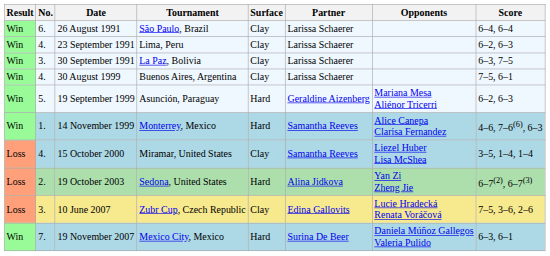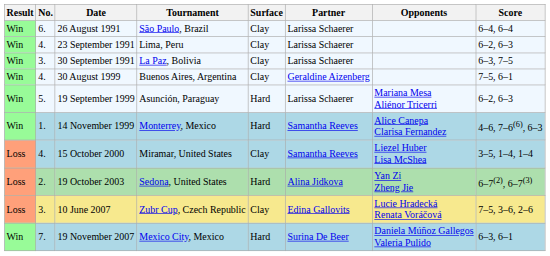(320, 76) Larissa Schaerer -> (329, 76) Geraldine Aizenberg
(329, 98) Geraldine Aizenberg -> (320, 98) Larissa Schaerer
